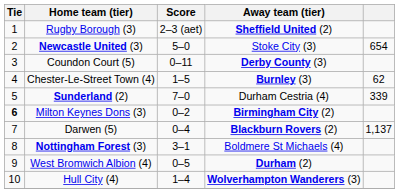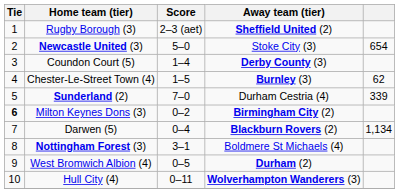(181, 63) 0–11 -> (181, 63) 1–4
(379, 129) 1,137 -> (379, 129) 1,134
(181, 180) 1–4 -> (181, 180) 0–11
